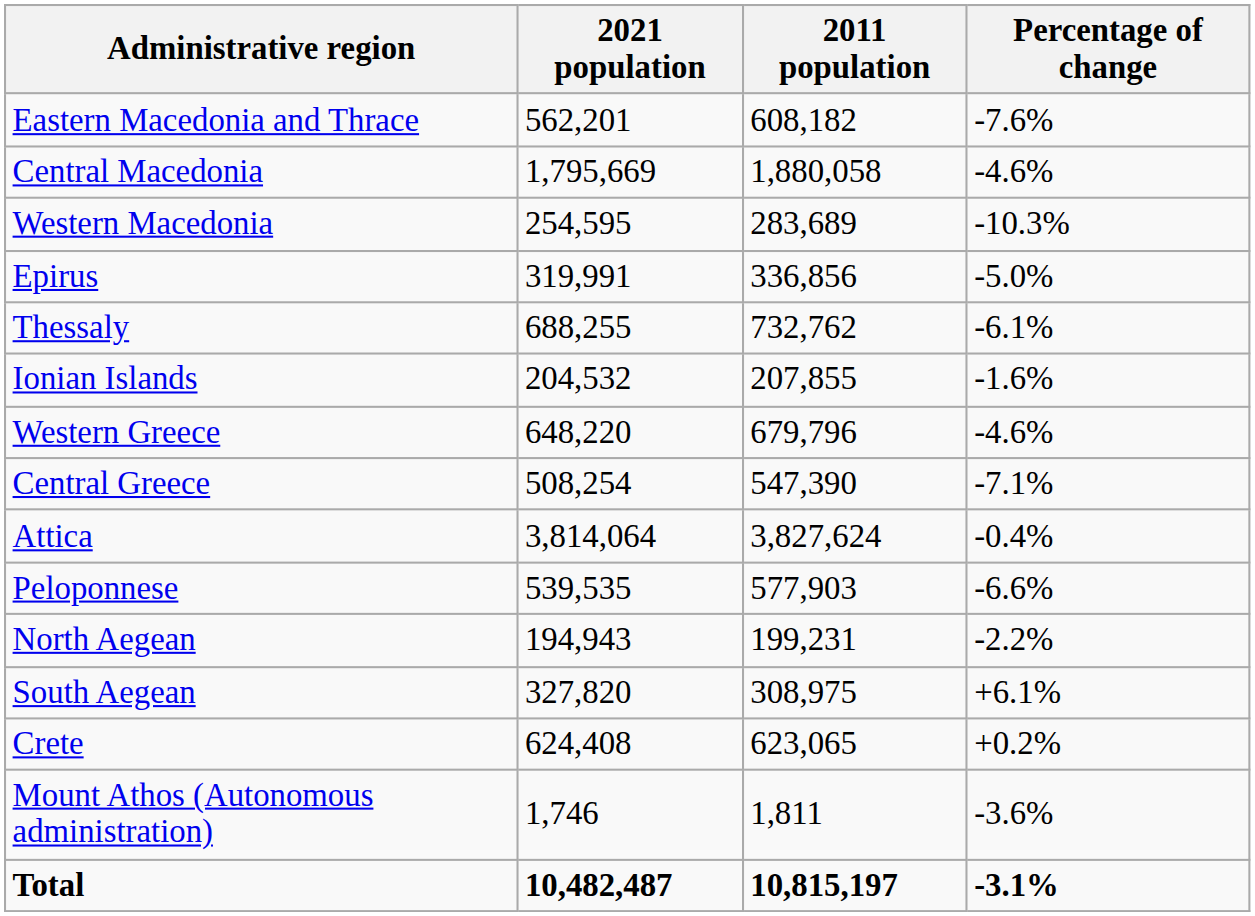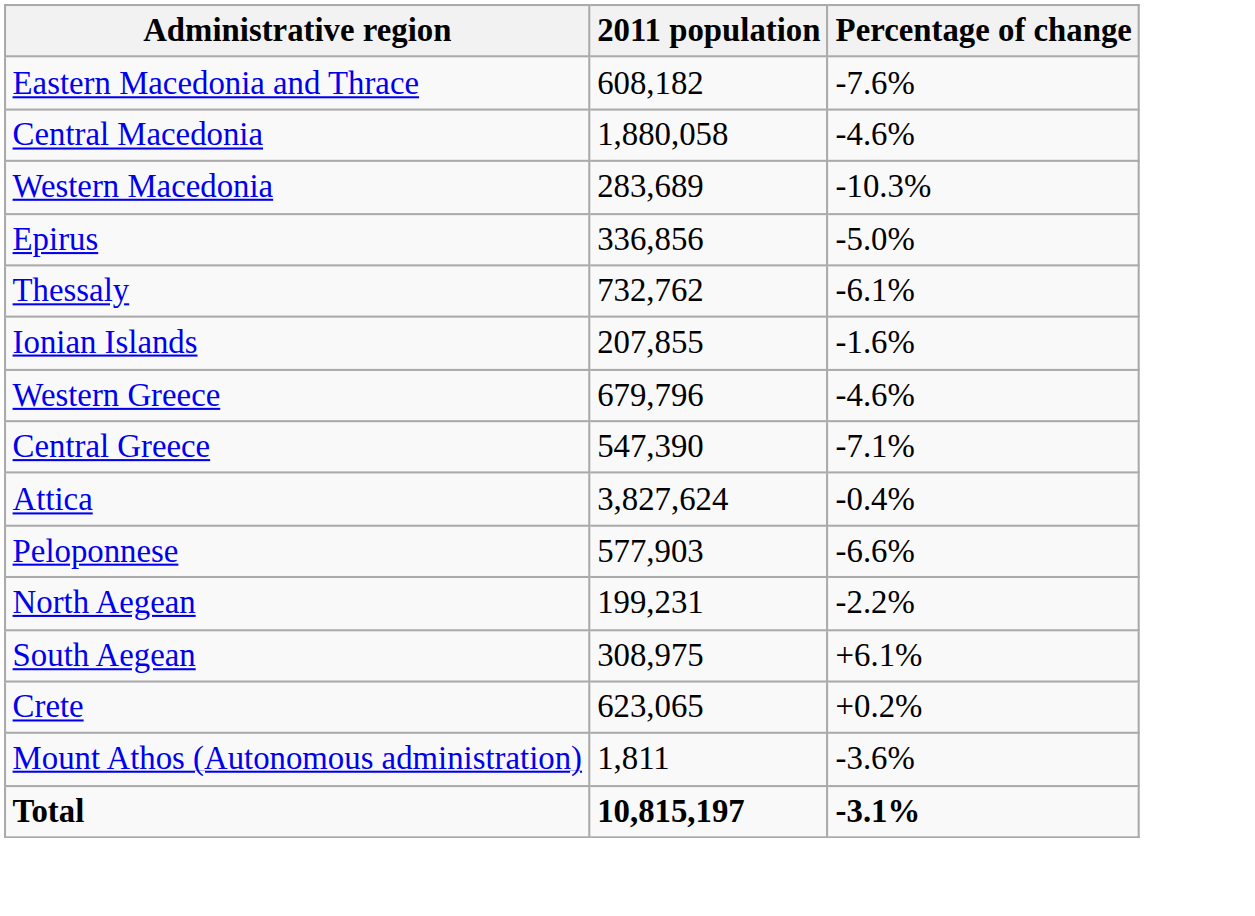- column: (630, 48)
